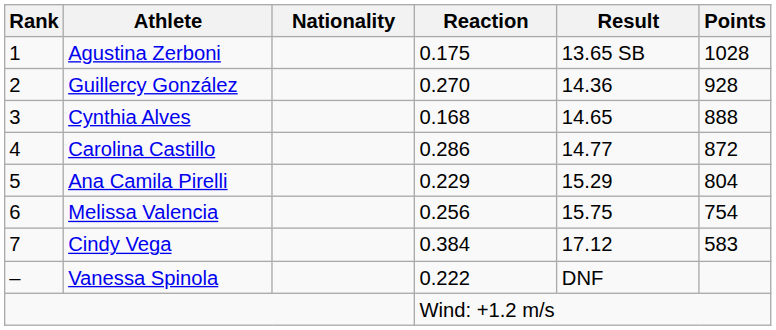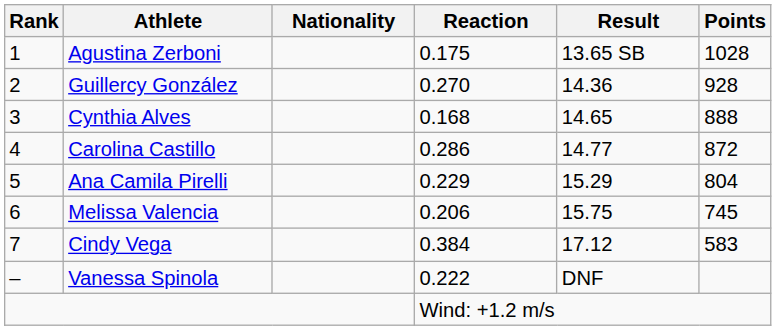(445, 213) 0.256 -> (445, 213) 0.206
(721, 213) 754 -> (721, 213) 745
